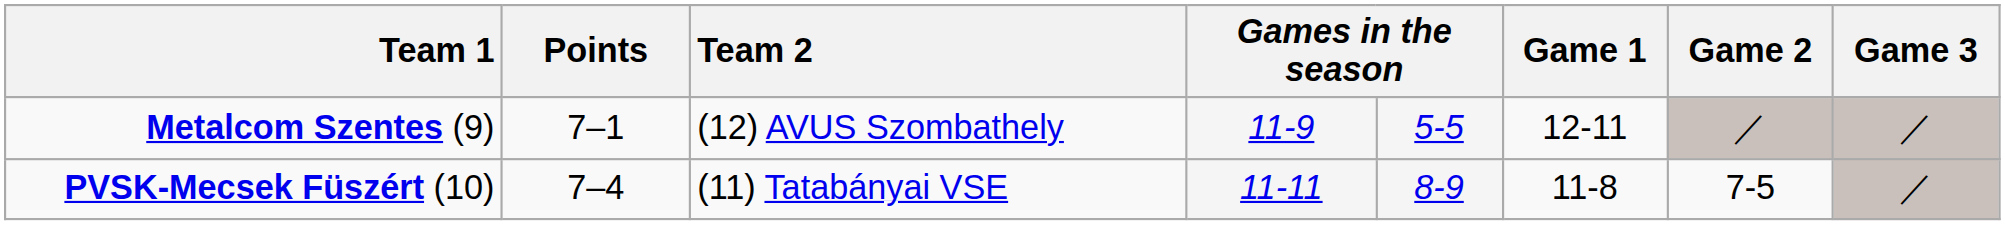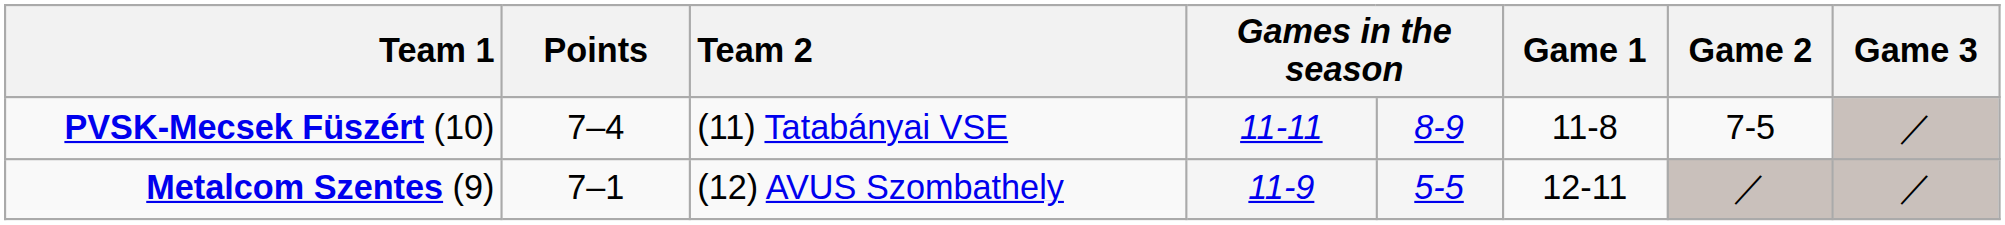rows swapped: (320, 127) <-> (279, 188)
